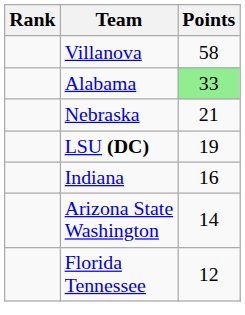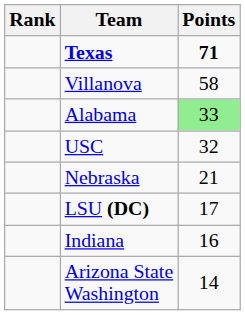+ row: (89, 51)
+ row: (84, 146)
(209, 146) 19 -> (209, 209) 17
- row: (105, 273)
